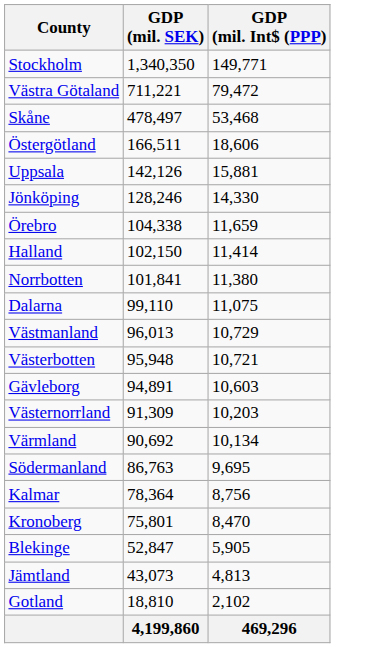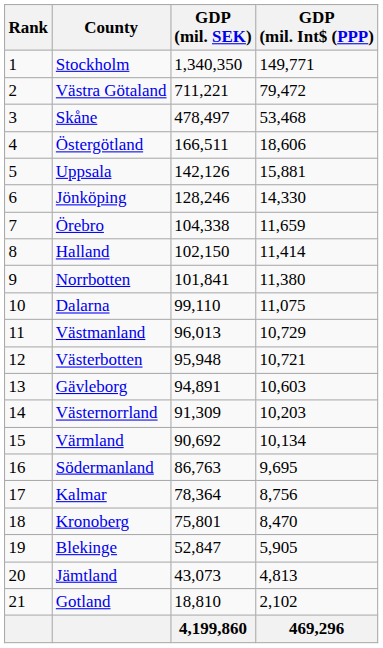+ column: (28, 27)
